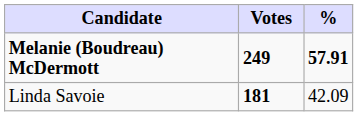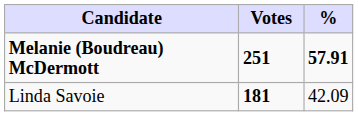(257, 57) 249 -> (257, 57) 251
